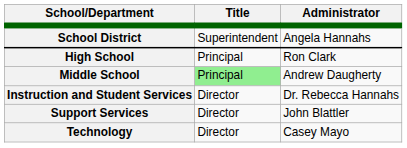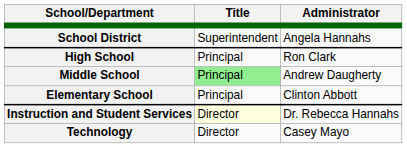+ row: (100, 94)
(218, 94) no background -> (218, 114) lightyellow background
- row: (100, 113)
